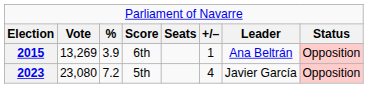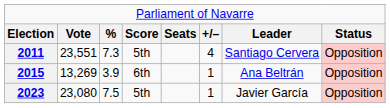+ row: (31, 53)
(111, 72) 7.2 -> (111, 92) 7.5
(211, 72) 4 -> (211, 92) 1
